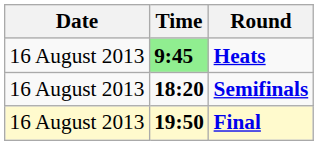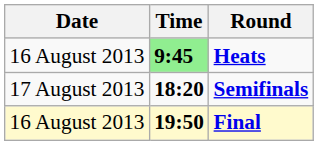(77, 88) 16 August 2013 -> (77, 88) 17 August 2013
